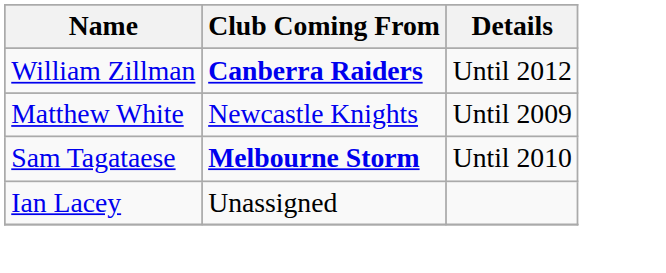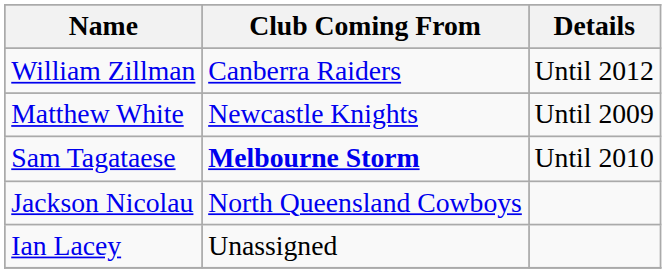(315, 70) bold -> (305, 70) normal
+ row: (102, 202)
